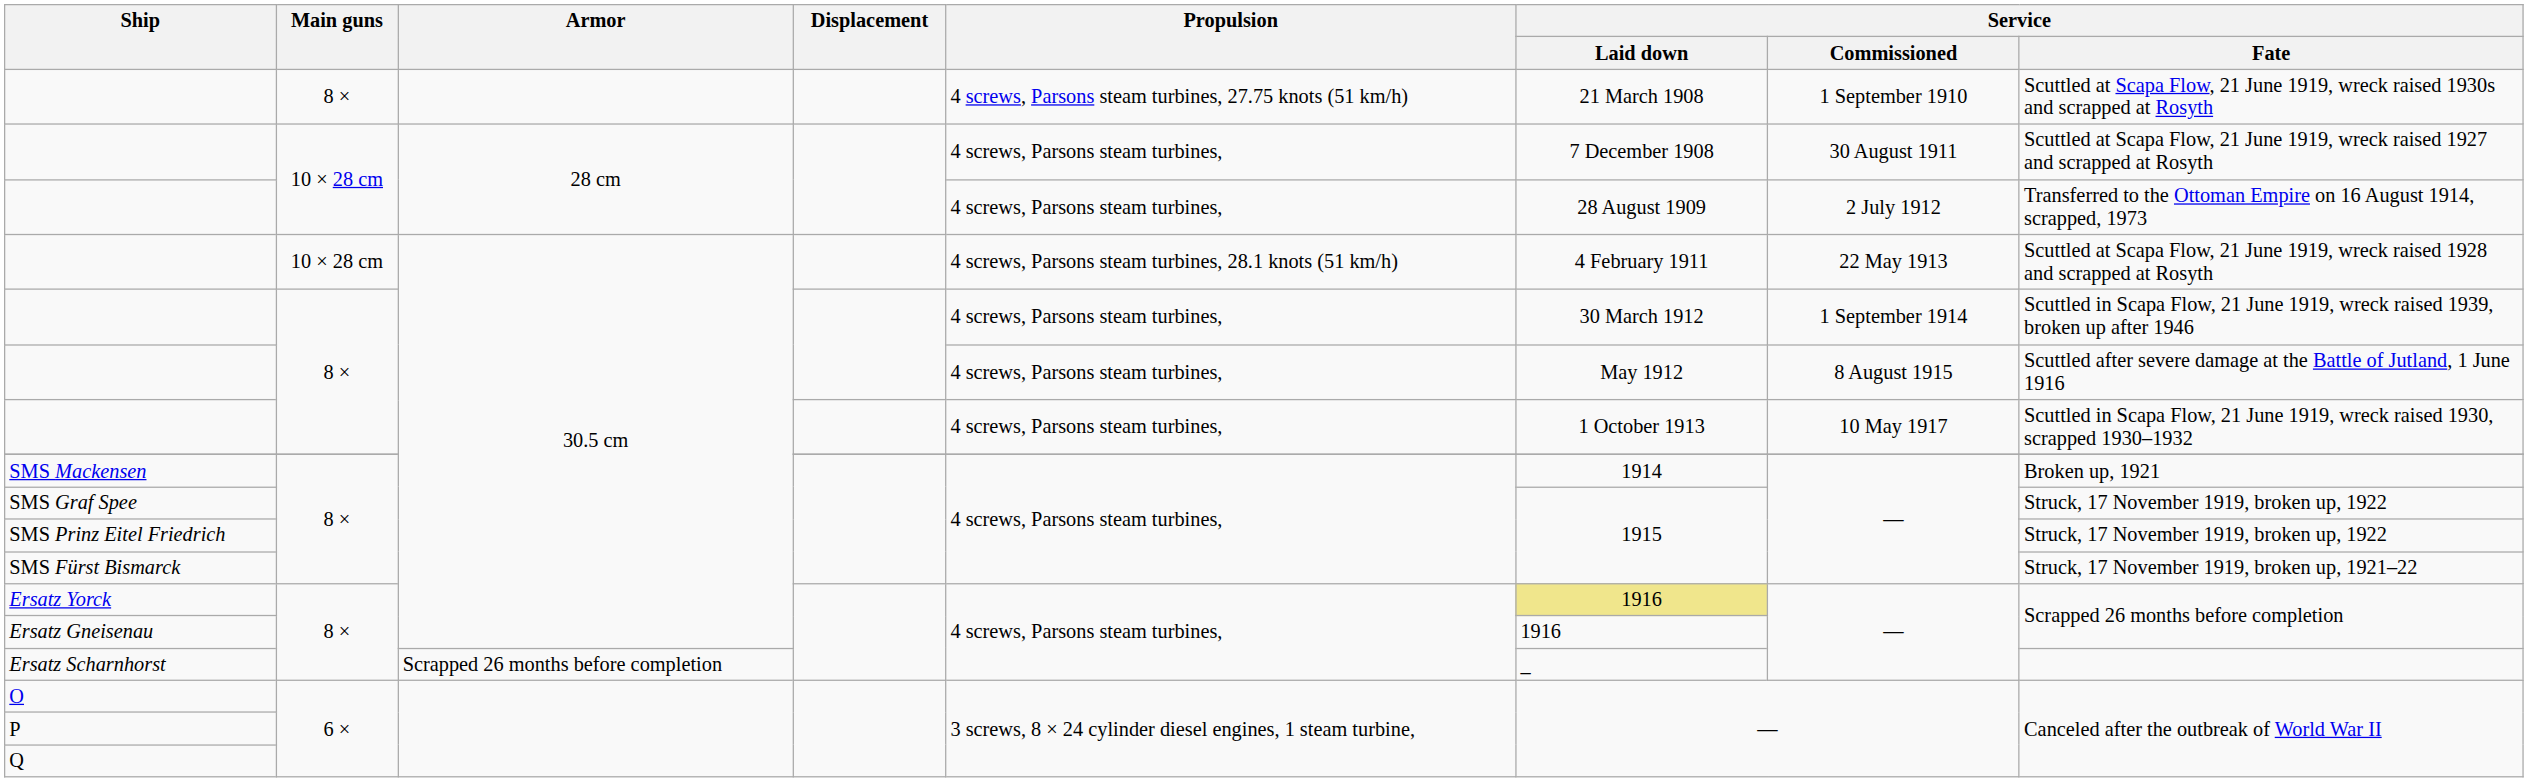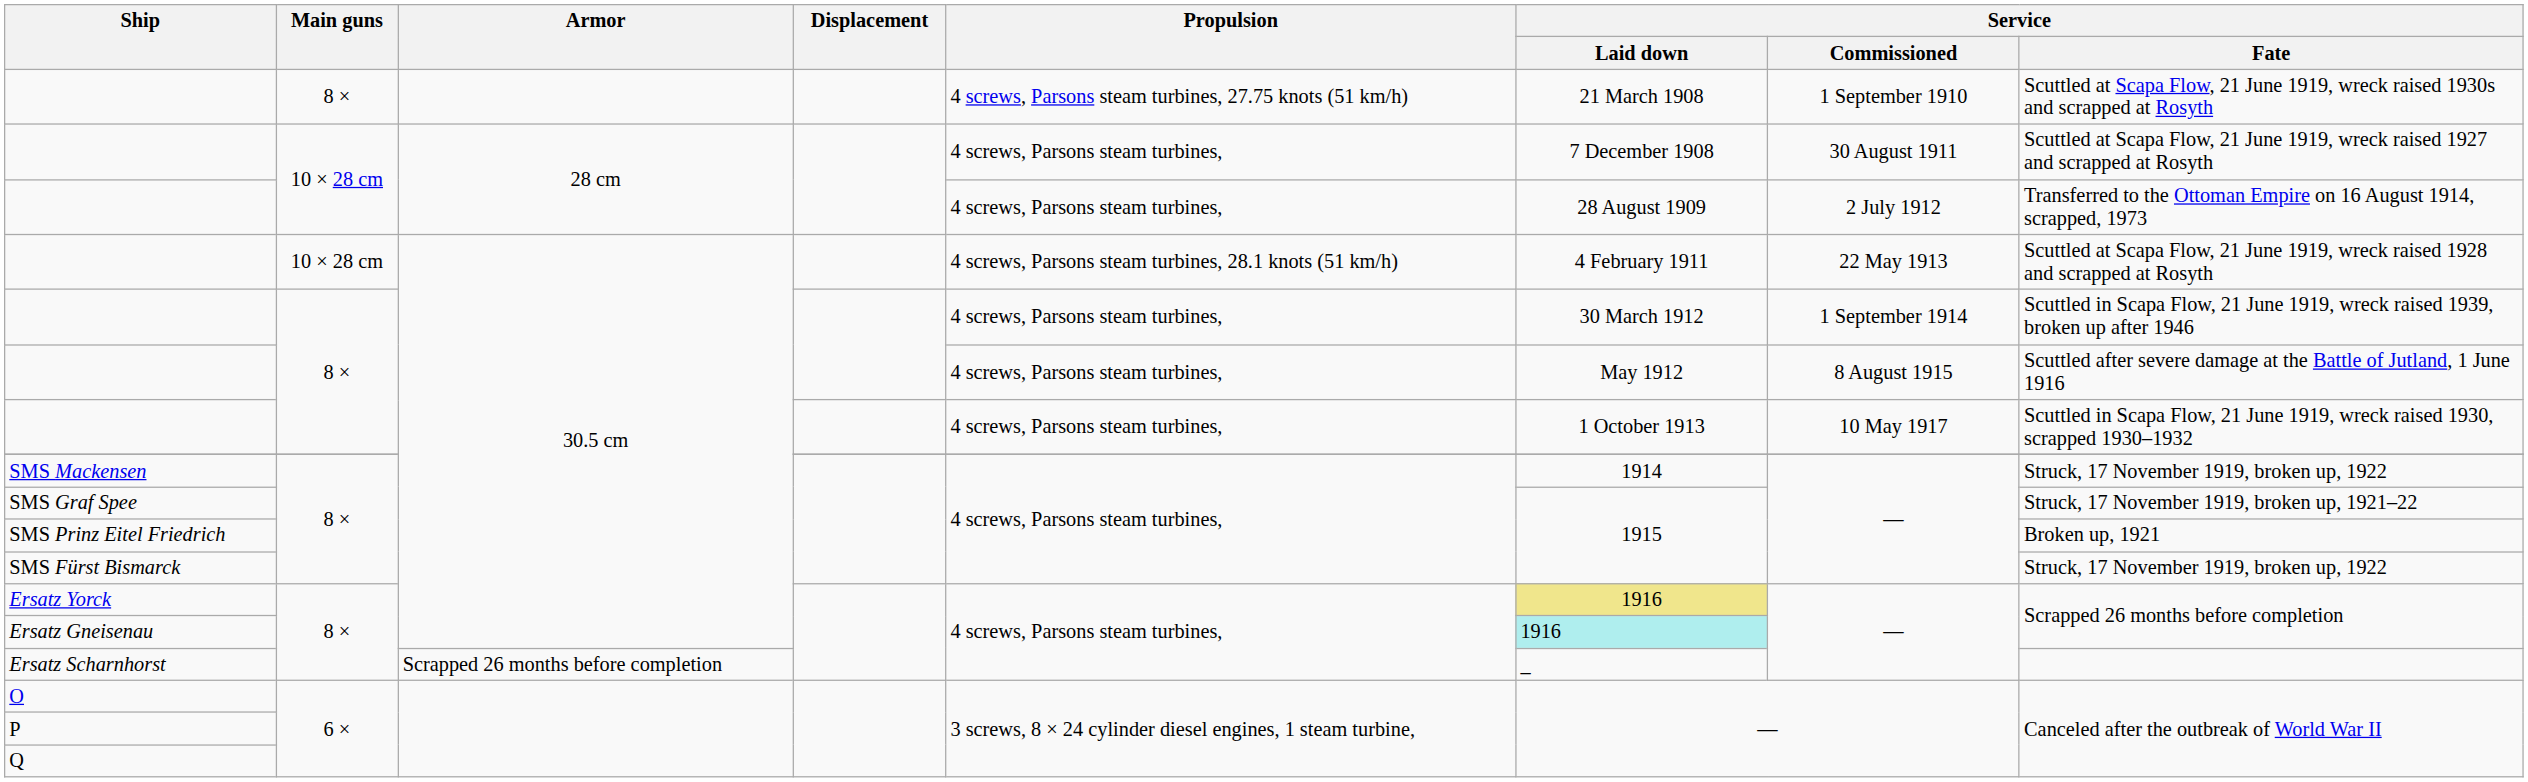(2092, 470) Broken up, 1921 -> (2205, 470) Struck, 17 November 1919, broken up, 1922
(2205, 502) Struck, 17 November 1919, broken up, 1922 -> (2221, 502) Struck, 17 November 1919, broken up, 1921–22
(2205, 535) Struck, 17 November 1919, broken up, 1922 -> (2092, 535) Broken up, 1921
(2221, 567) Struck, 17 November 1919, broken up, 1921–22 -> (2205, 567) Struck, 17 November 1919, broken up, 1922
(1541, 631) no background -> (1541, 631) paleturquoise background
